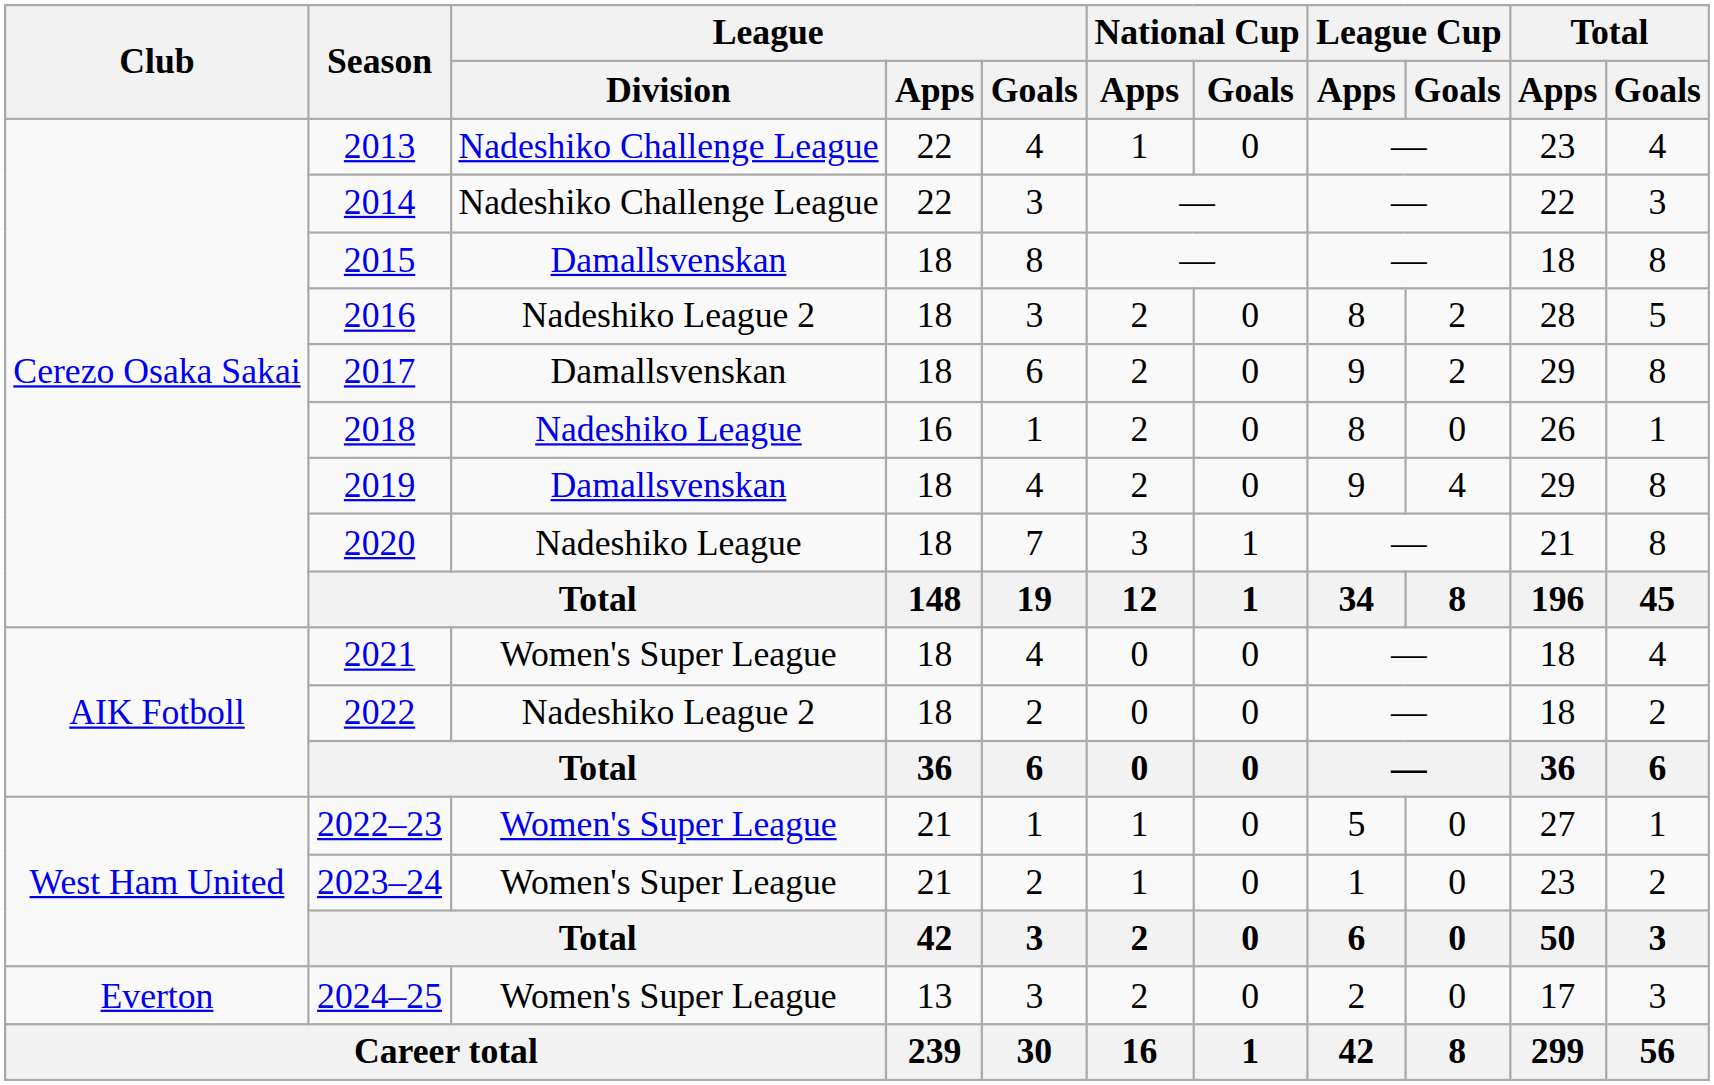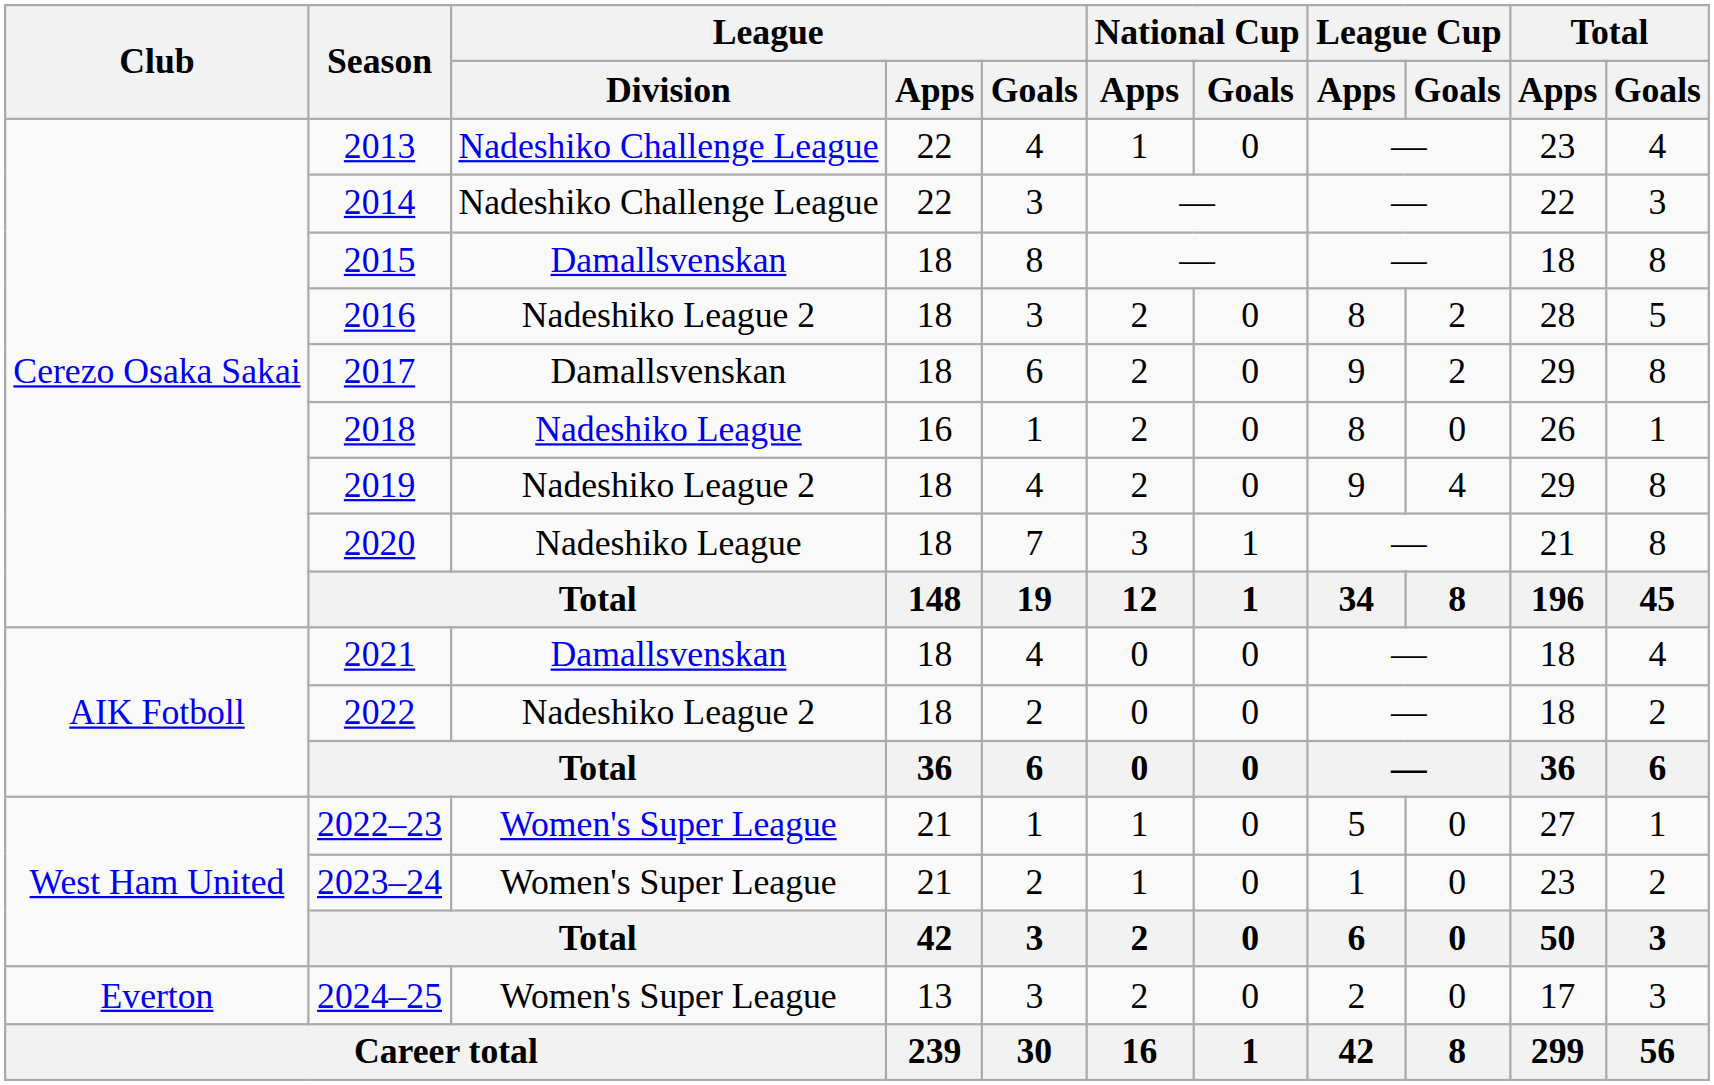(668, 485) Damallsvenskan -> (668, 485) Nadeshiko League 2
(668, 655) Women's Super League -> (668, 655) Damallsvenskan
